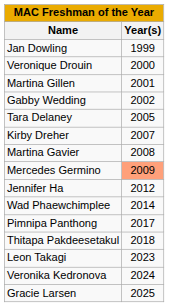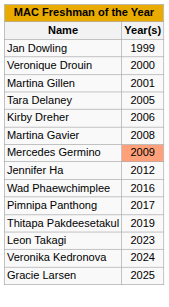- row: (46, 100)
(143, 135) 2007 -> (143, 118) 2006
(143, 205) 2014 -> (143, 188) 2016
(143, 240) 2018 -> (143, 223) 2019
